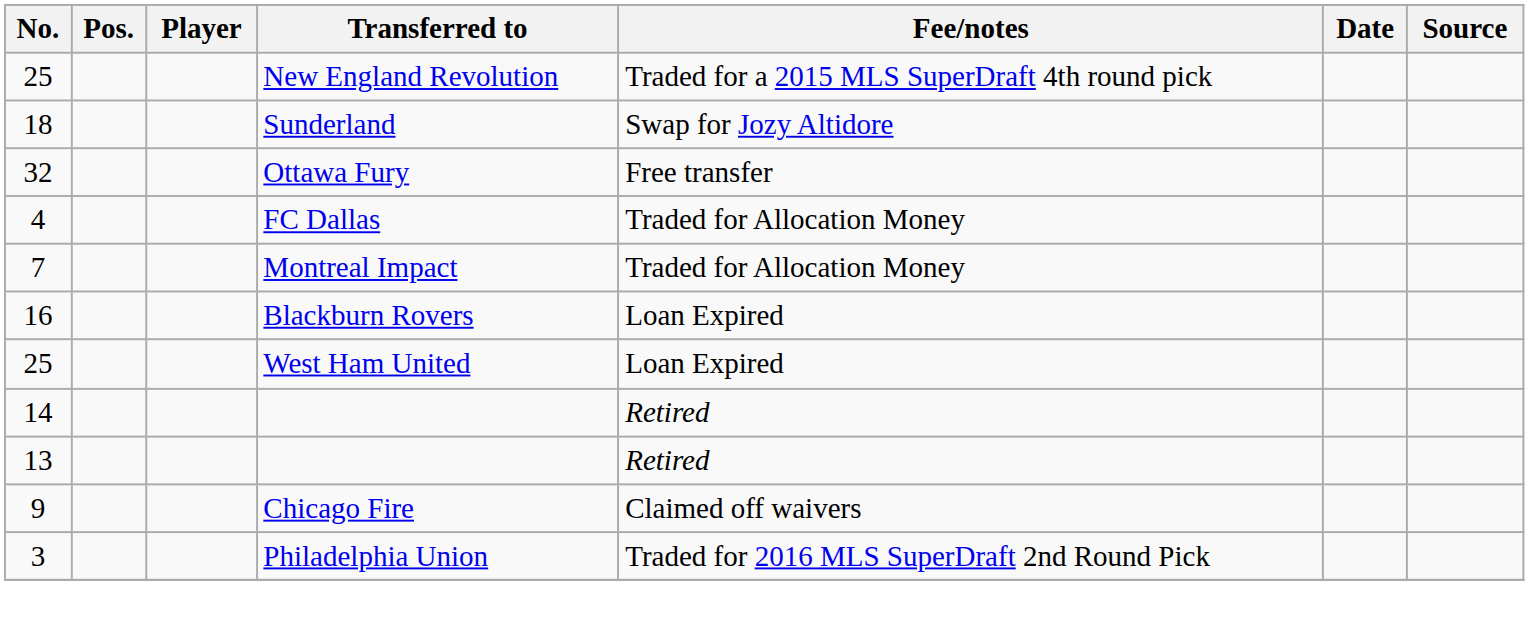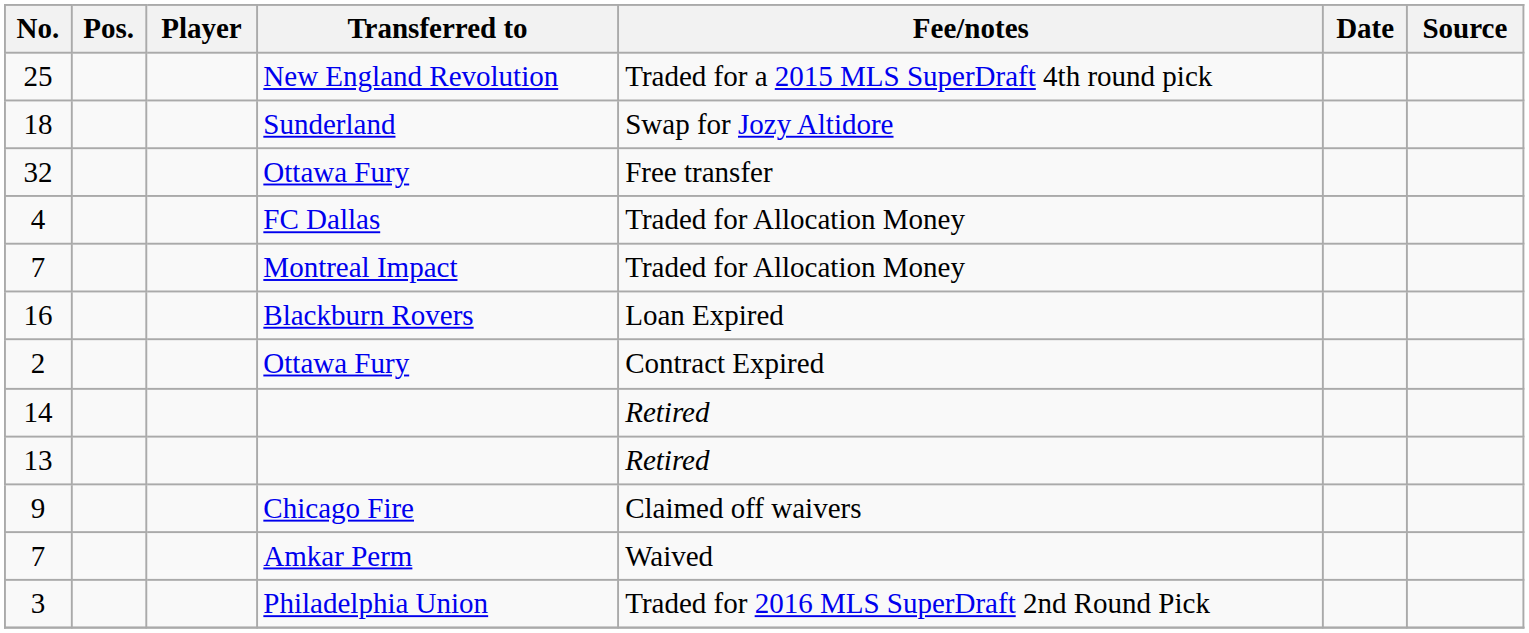- row: (38, 363)
+ row: (38, 363)
+ row: (38, 555)
